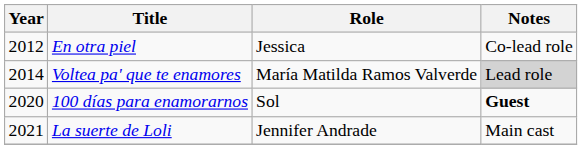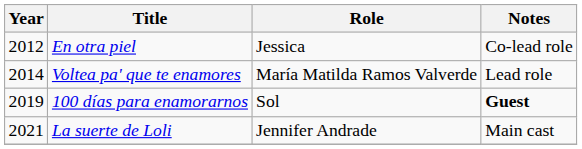(519, 74) lightgrey background -> (519, 74) no background
(26, 102) 2020 -> (26, 102) 2019
